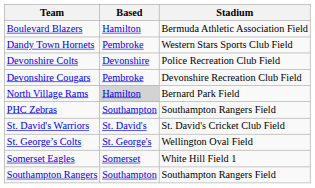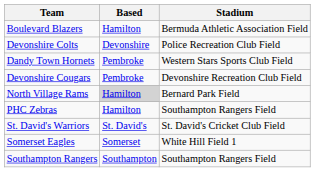rows swapped: (51, 45) <-> (42, 61)
(129, 110) Southampton -> (121, 110) Hamilton
- row: (44, 142)
